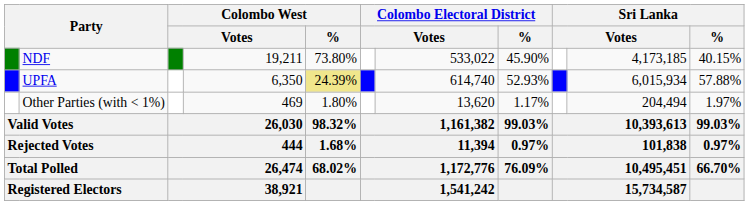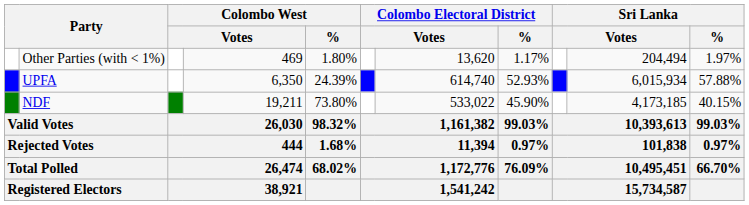rows swapped: (36, 59) <-> (94, 102)
(336, 80) khaki background -> (336, 80) no background
